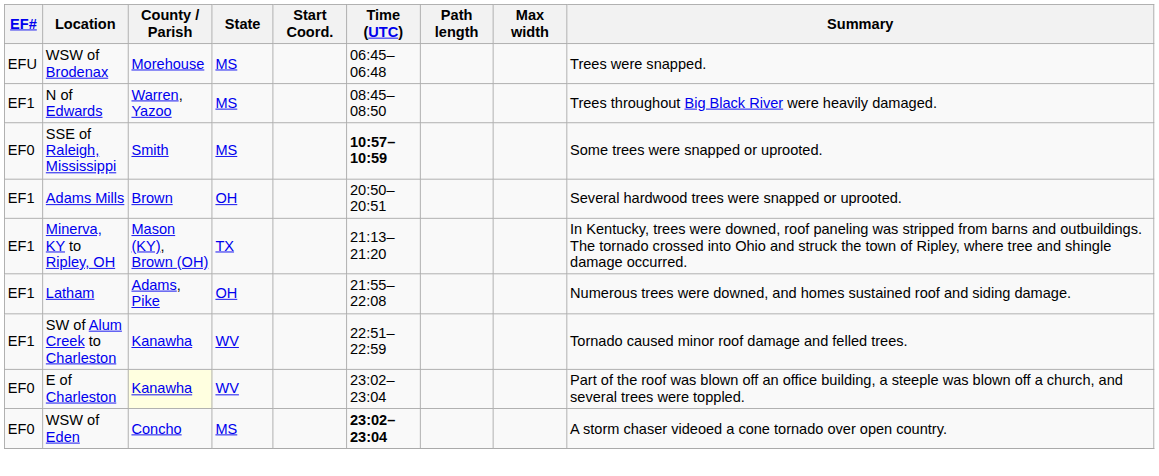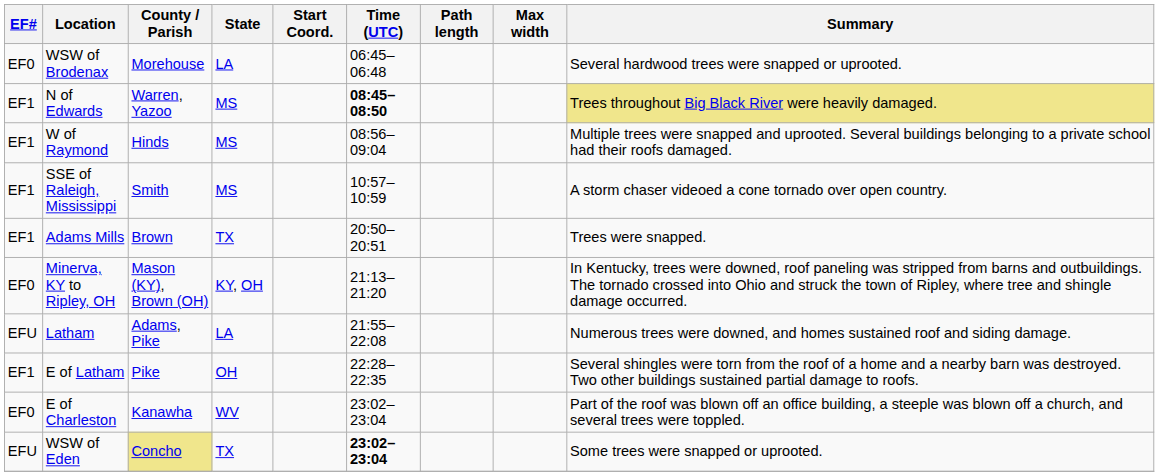(22, 63) EFU -> (21, 63) EF0
(226, 63) MS -> (224, 63) LA
(638, 63) Trees were snapped. -> (736, 63) Several hardwood trees were snapped or uprooted.
(372, 103) normal -> (373, 103) bold
(753, 103) no background -> (753, 103) khaki background
+ row: (77, 142)
(21, 150) EF0 -> (21, 190) EF1
(373, 150) bold -> (372, 190) normal
(696, 150) Some trees were snapped or uprooted. -> (758, 190) A storm chaser videoed a cone tornado over open country.
(226, 198) OH -> (225, 237) TX
(736, 198) Several hardwood trees were snapped or uprooted. -> (638, 237) Trees were snapped.
(21, 246) EF1 -> (21, 285) EF0
(225, 246) TX -> (239, 285) KY, OH
(21, 293) EF1 -> (22, 333) EFU
(226, 293) OH -> (224, 333) LA
+ row: (85, 372)
- row: (84, 341)
(162, 389) lightyellow background -> (162, 412) no background
(21, 428) EF0 -> (22, 451) EFU
(157, 428) no background -> (157, 451) khaki background
(226, 428) MS -> (225, 451) TX
(758, 428) A storm chaser videoed a cone tornado over open country. -> (696, 451) Some trees were snapped or uprooted.
